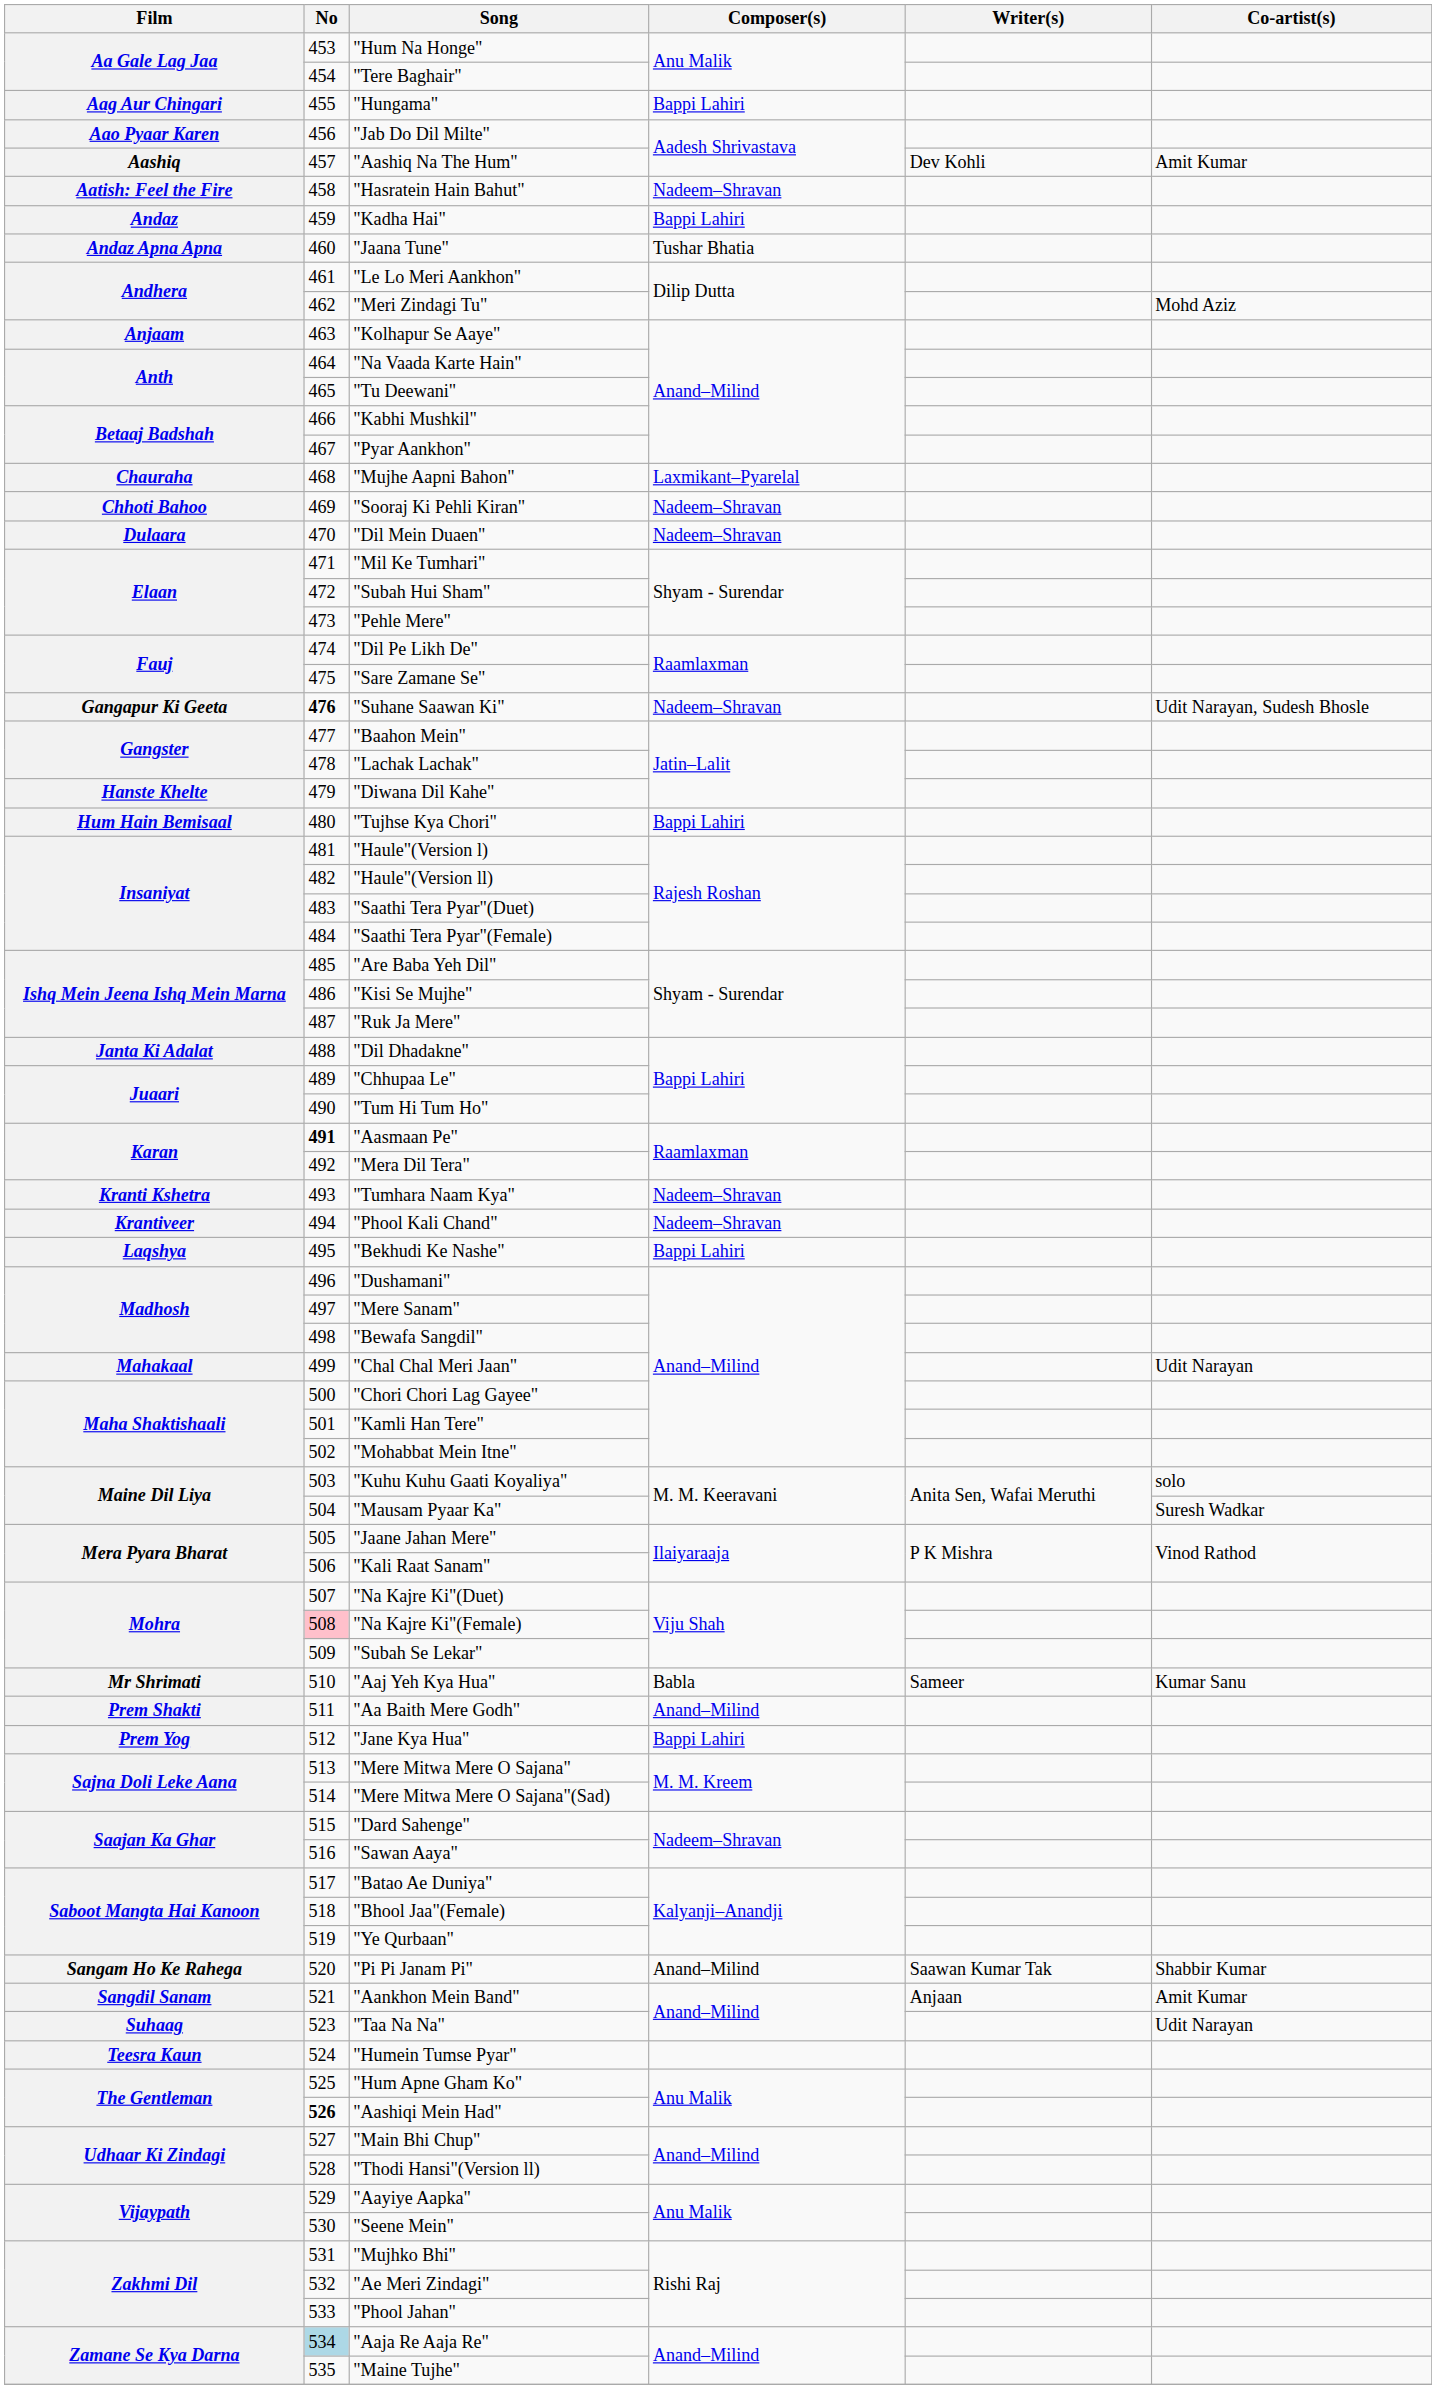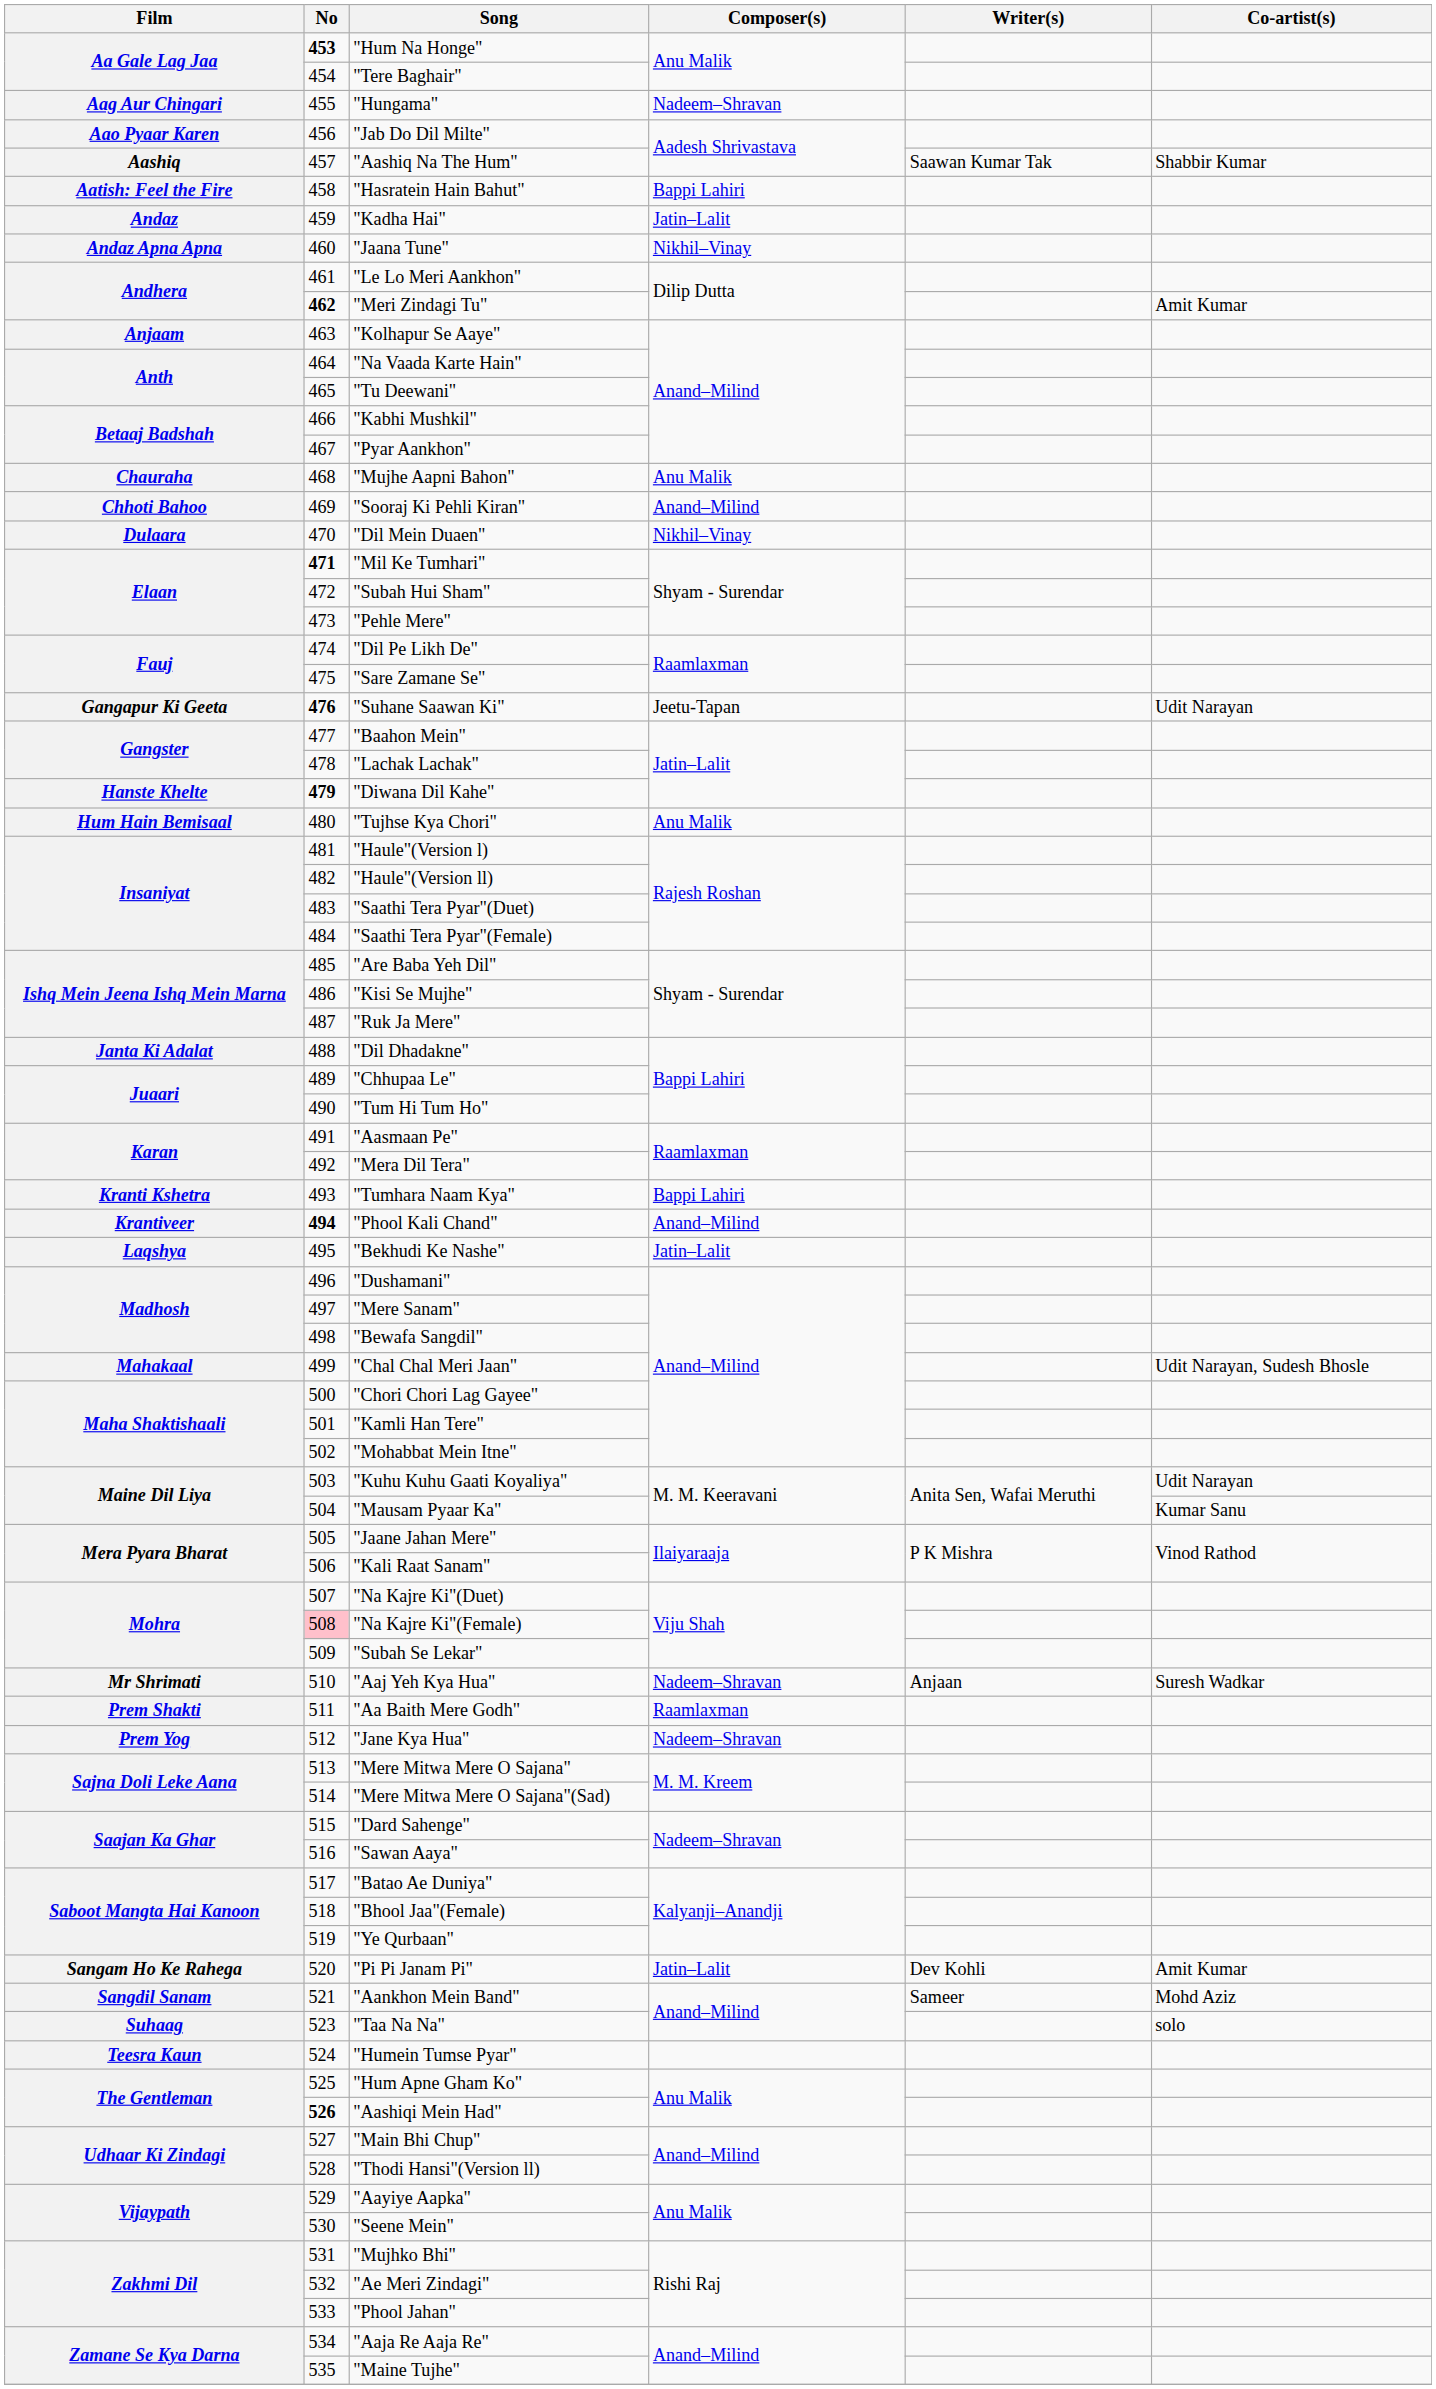(322, 47) normal -> (322, 47) bold
(699, 104) Bappi Lahiri -> (717, 104) Nadeem–Shravan
(948, 162) Dev Kohli -> (981, 162) Saawan Kumar Tak
(1201, 162) Amit Kumar -> (1211, 162) Shabbir Kumar
(717, 190) Nadeem–Shravan -> (699, 190) Bappi Lahiri
(699, 219) Bappi Lahiri -> (692, 219) Jatin–Lalit
(704, 248) Tushar Bhatia -> (702, 248) Nikhil–Vinay
(322, 305) normal -> (322, 305) bold
(1196, 305) Mohd Aziz -> (1201, 305) Amit Kumar
(726, 477) Laxmikant–Pyarelal -> (692, 477) Anu Malik
(717, 506) Nadeem–Shravan -> (706, 506) Anand–Milind
(717, 534) Nadeem–Shravan -> (702, 534) Nikhil–Vinay
(322, 563) normal -> (322, 563) bold
(717, 707) Nadeem–Shravan -> (696, 707) Jeetu-Tapan
(1262, 707) Udit Narayan, Sudesh Bhosle -> (1204, 707) Udit Narayan
(322, 793) normal -> (322, 793) bold
(699, 821) Bappi Lahiri -> (692, 821) Anu Malik
(322, 1137) bold -> (322, 1137) normal
(717, 1194) Nadeem–Shravan -> (699, 1194) Bappi Lahiri
(322, 1223) normal -> (322, 1223) bold
(717, 1223) Nadeem–Shravan -> (706, 1223) Anand–Milind
(699, 1251) Bappi Lahiri -> (692, 1251) Jatin–Lalit
(1204, 1366) Udit Narayan -> (1262, 1366) Udit Narayan, Sudesh Bhosle
(1170, 1481) solo -> (1204, 1481) Udit Narayan
(1210, 1509) Suresh Wadkar -> (1201, 1509) Kumar Sanu
(674, 1681) Babla -> (717, 1681) Nadeem–Shravan
(937, 1681) Sameer -> (936, 1681) Anjaan
(1201, 1681) Kumar Sanu -> (1210, 1681) Suresh Wadkar
(706, 1710) Anand–Milind -> (701, 1710) Raamlaxman
(699, 1739) Bappi Lahiri -> (717, 1739) Nadeem–Shravan
(706, 1968) Anand–Milind -> (692, 1968) Jatin–Lalit
(981, 1968) Saawan Kumar Tak -> (948, 1968) Dev Kohli
(1211, 1968) Shabbir Kumar -> (1201, 1968) Amit Kumar
(936, 1997) Anjaan -> (937, 1997) Sameer
(1201, 1997) Amit Kumar -> (1196, 1997) Mohd Aziz
(1204, 2025) Udit Narayan -> (1170, 2025) solo
(322, 2341) lightblue background -> (322, 2341) no background
